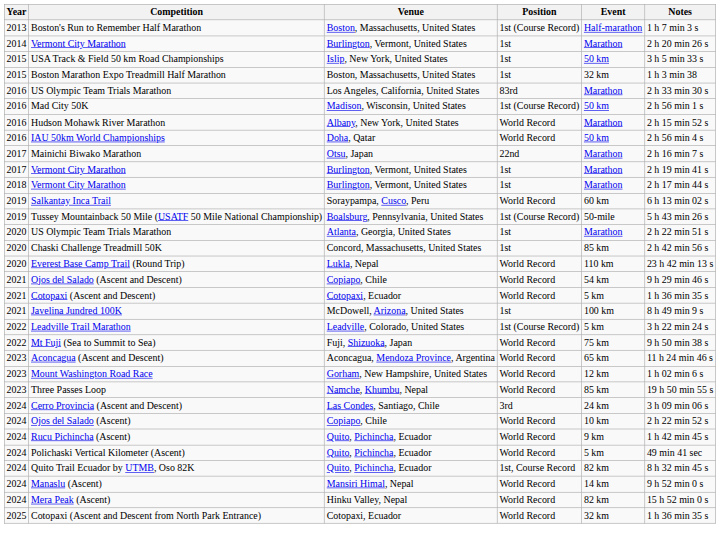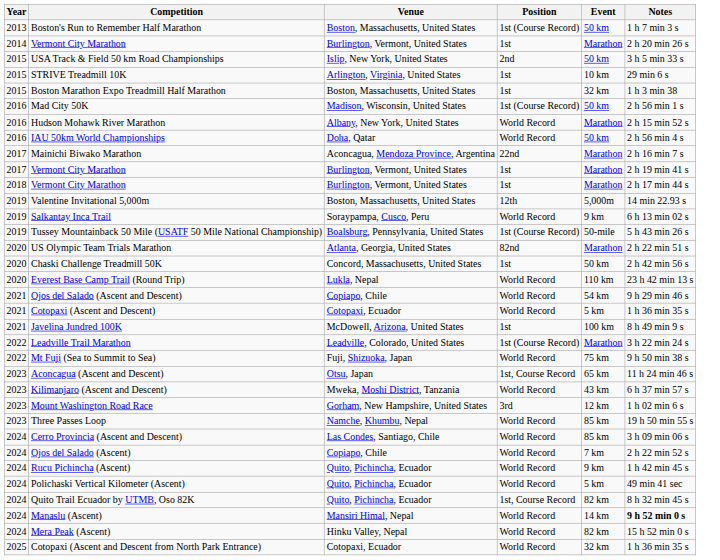(613, 28) Half-marathon -> (596, 28) 50 km
(505, 59) 1st -> (507, 59) 2nd
+ row: (17, 75)
- row: (17, 91)
(350, 153) Otsu, Japan -> (411, 153) Aconcagua, Mendoza Province, Argentina
+ row: (17, 201)
(596, 201) 60 km -> (594, 216) 9 km
(505, 232) 1st -> (509, 248) 82nd
(596, 248) 85 km -> (596, 264) 50 km
(594, 327) 5 km -> (603, 342) Marathon
(411, 358) Aconcagua, Mendoza Province, Argentina -> (350, 374) Otsu, Japan
(527, 358) World Record -> (537, 374) 1st, Course Record
+ row: (17, 389)
(527, 374) World Record -> (506, 405) 3rd
(506, 405) 3rd -> (527, 437) World Record
(596, 405) 24 km -> (596, 437) 85 km
(596, 421) 10 km -> (594, 452) 7 km
(675, 484) normal -> (656, 515) bold
